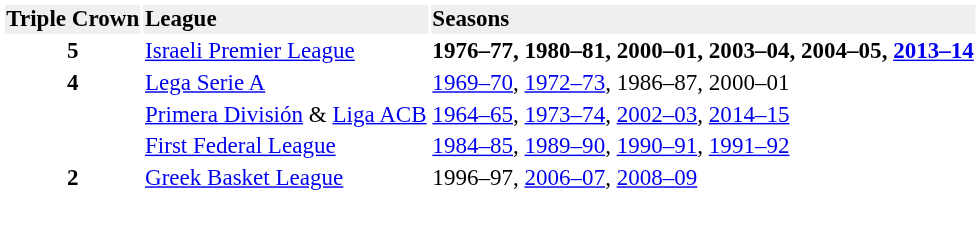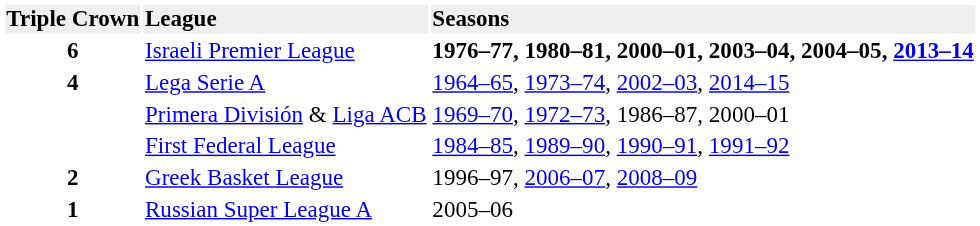(73, 50) 5 -> (73, 50) 6
(611, 82) 1969–70, 1972–73, 1986–87, 2000–01 -> (611, 82) 1964–65, 1973–74, 2002–03, 2014–15
(611, 114) 1964–65, 1973–74, 2002–03, 2014–15 -> (611, 114) 1969–70, 1972–73, 1986–87, 2000–01
+ row: (259, 209)
